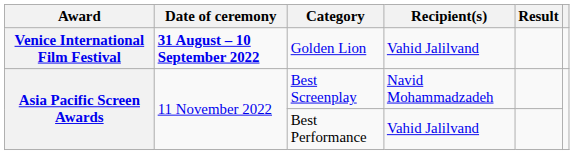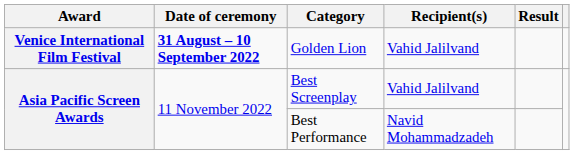(440, 88) Navid Mohammadzadeh -> (433, 88) Vahid Jalilvand
(433, 128) Vahid Jalilvand -> (440, 128) Navid Mohammadzadeh
